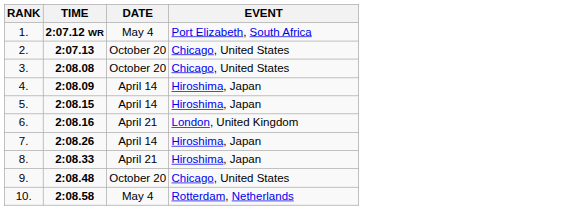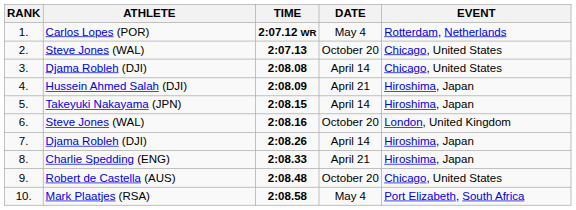+ column: (149, 13)
(242, 31) Port Elizabeth, South Africa -> (445, 31) Rotterdam, Netherlands
(138, 68) October 20 -> (350, 68) April 14
(138, 86) April 14 -> (350, 86) April 21
(138, 123) April 21 -> (350, 123) October 20
(233, 196) Rotterdam, Netherlands -> (454, 196) Port Elizabeth, South Africa
